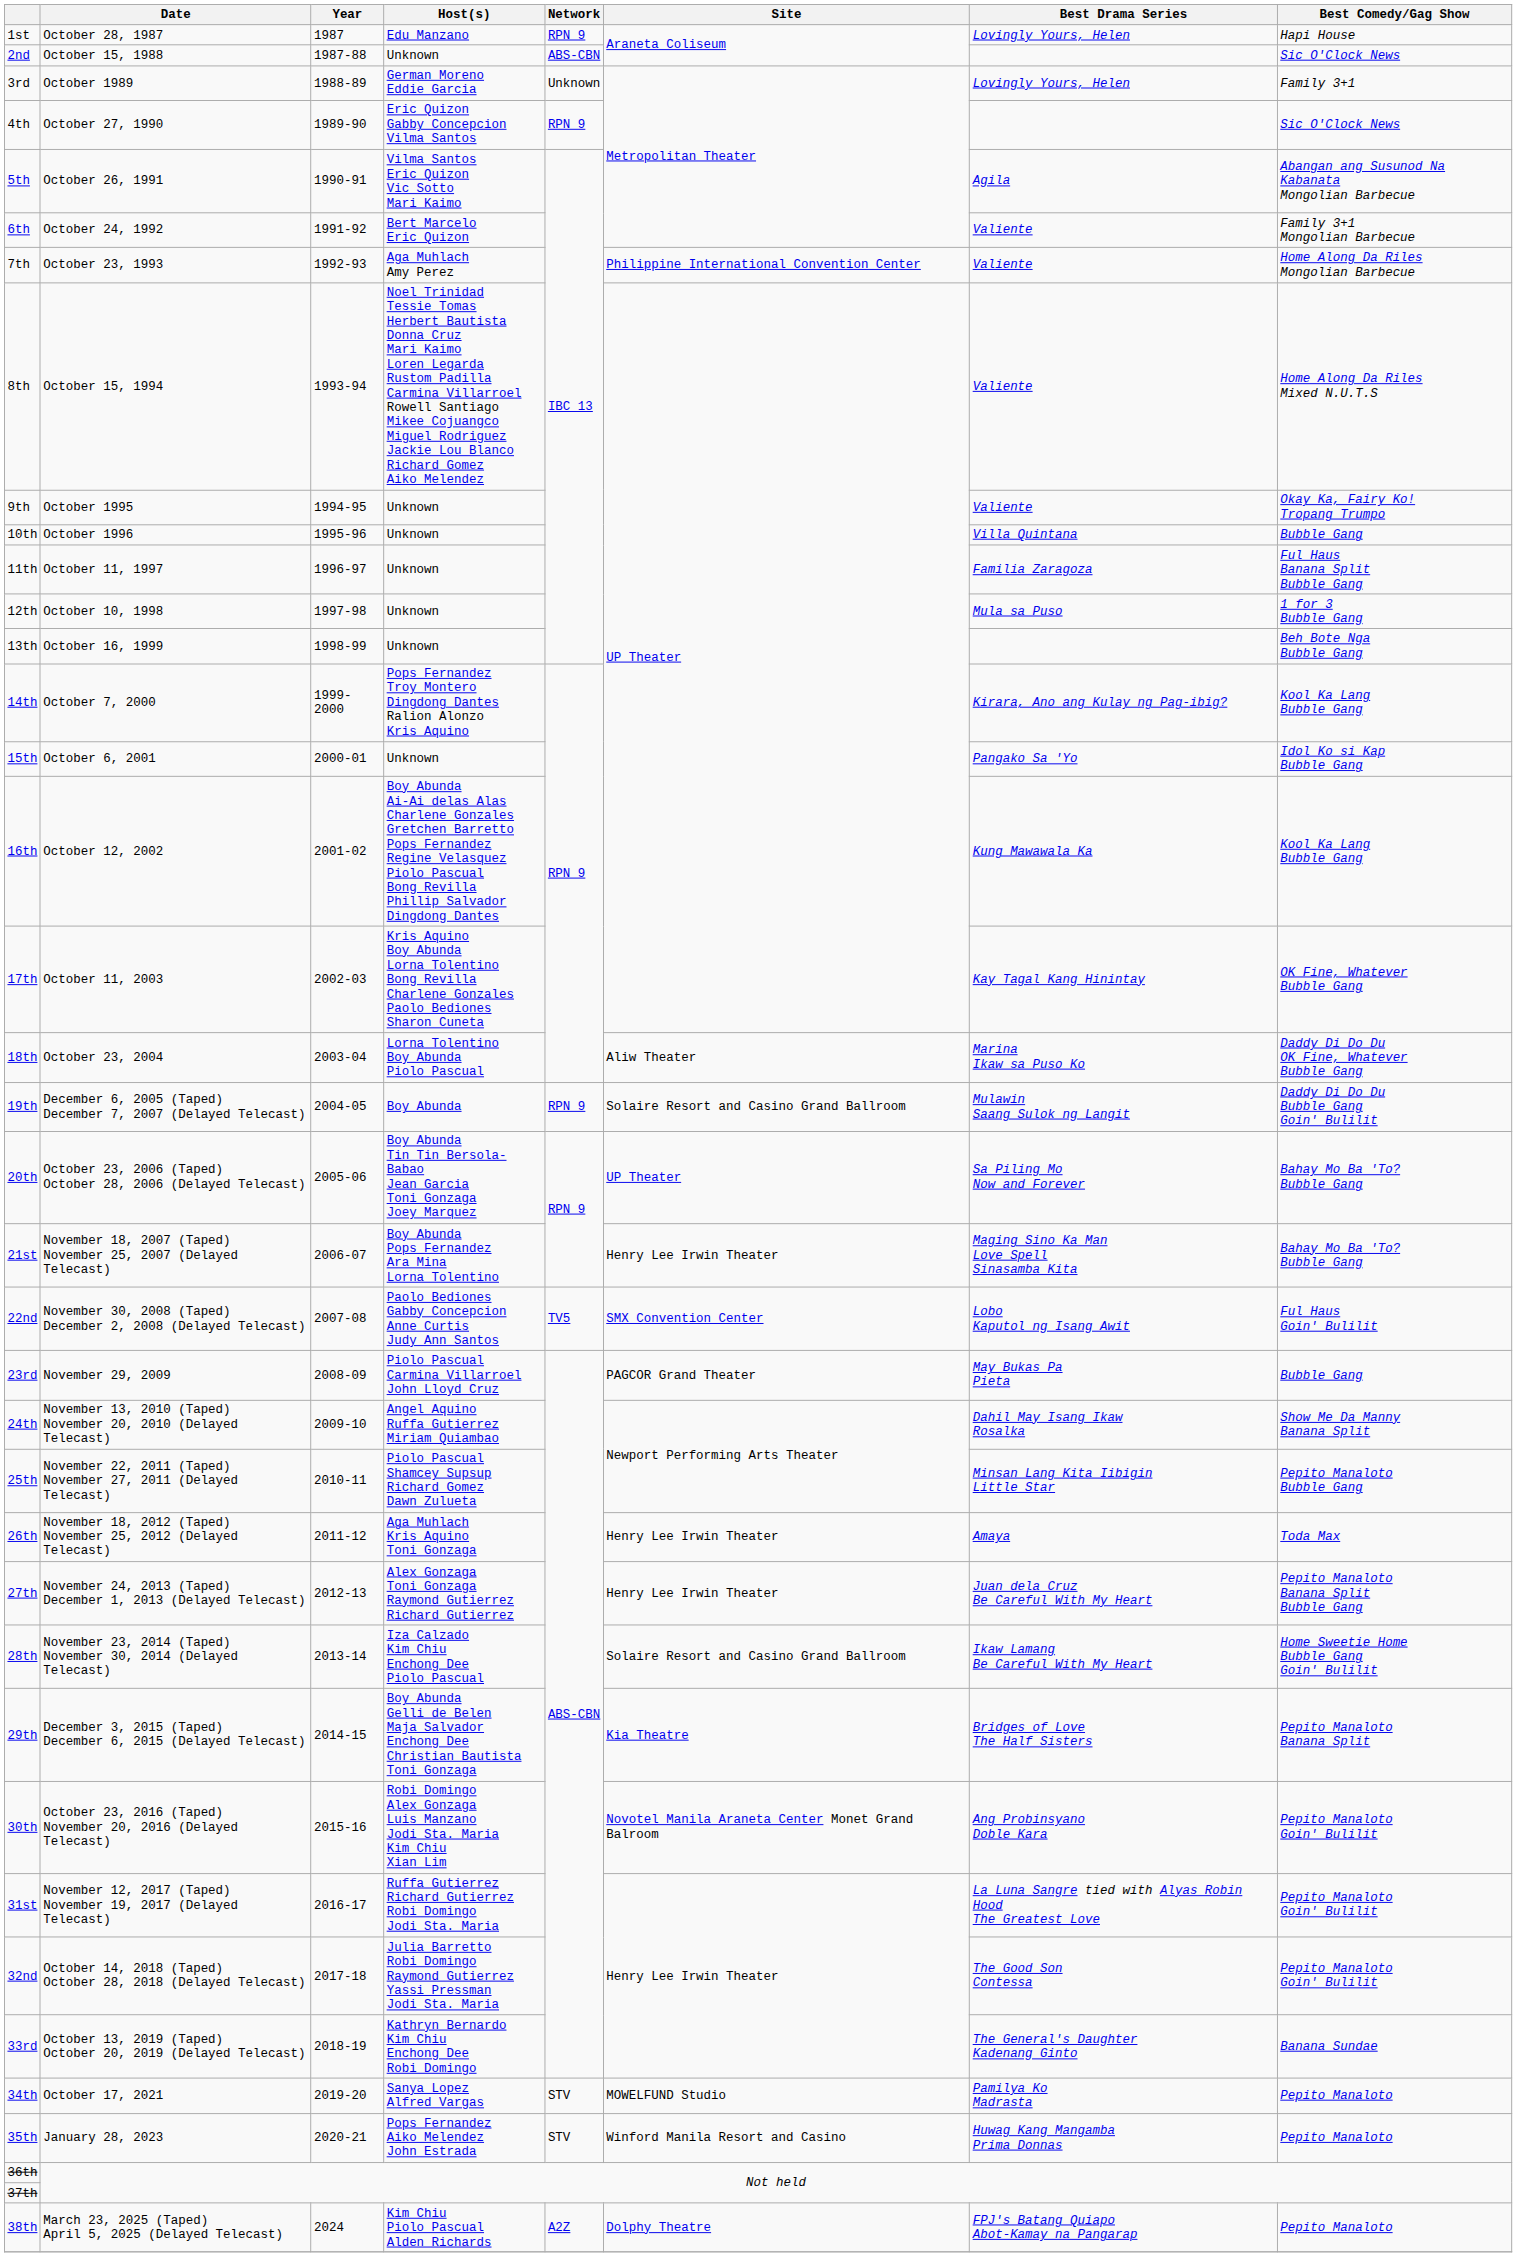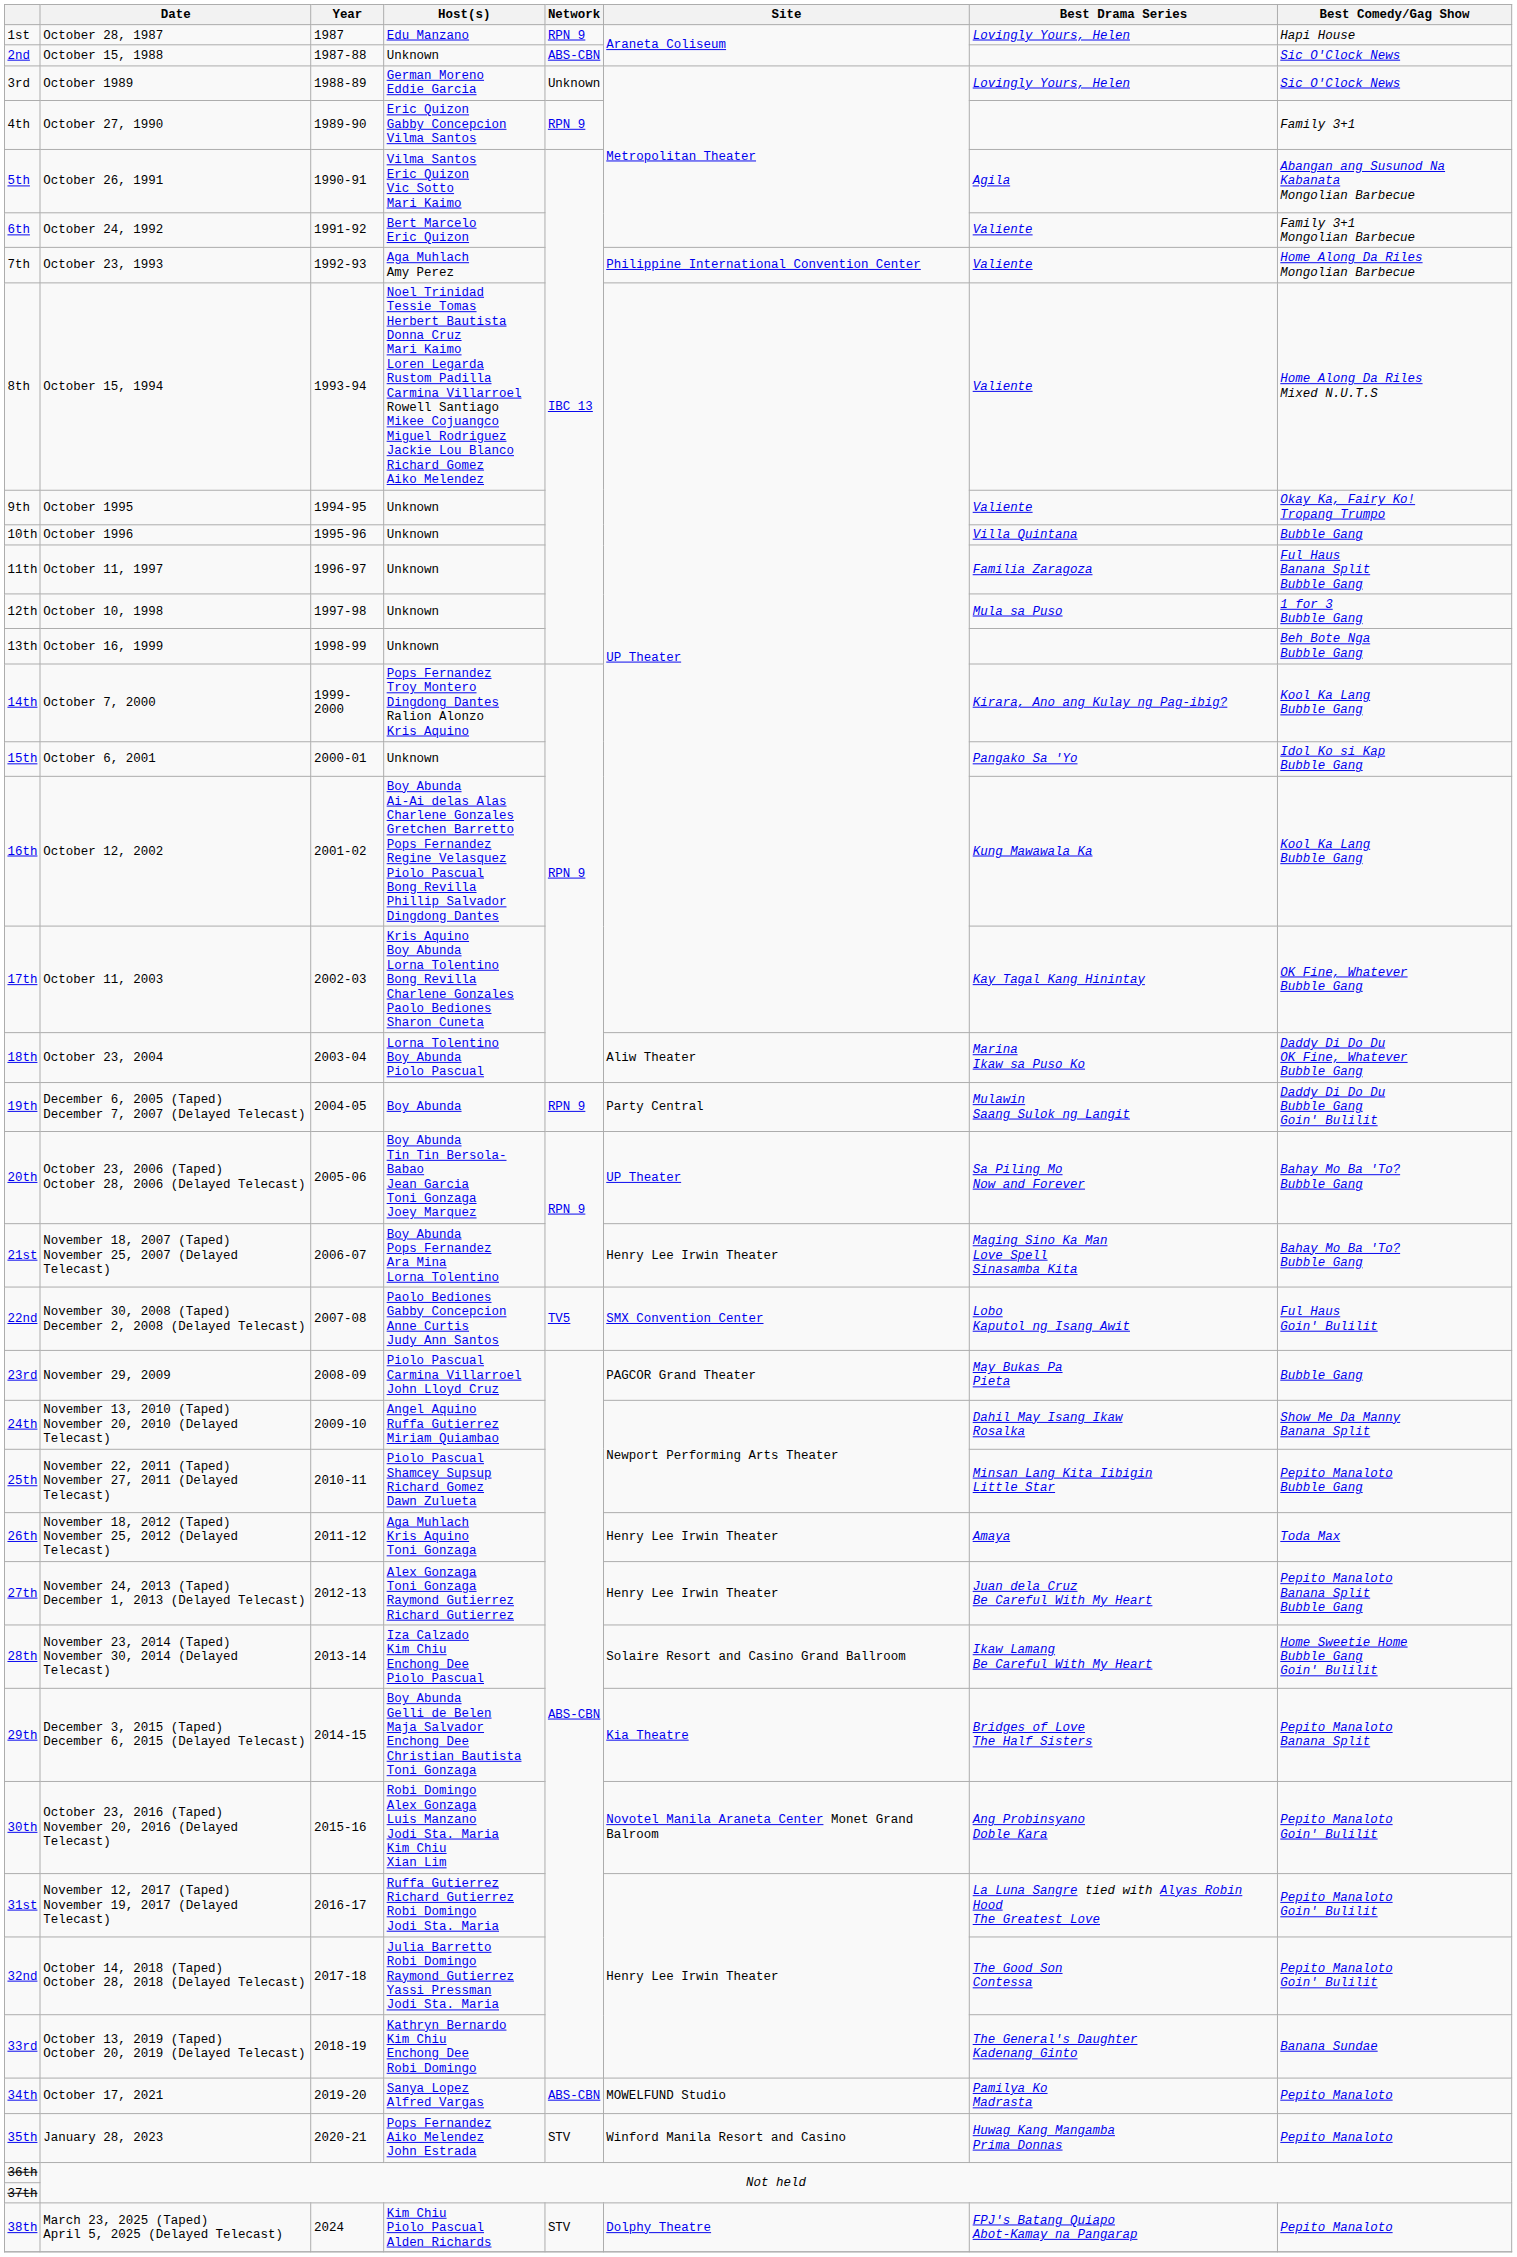(1318, 83) Family 3+1 -> (1340, 83) Sic O'Clock News
(1340, 125) Sic O'Clock News -> (1318, 125) Family 3+1
(756, 1107) Solaire Resort and Casino Grand Ballroom -> (655, 1107) Party Central
(559, 2096) STV -> (574, 2096) ABS-CBN
(559, 2228) A2Z -> (559, 2228) STV
